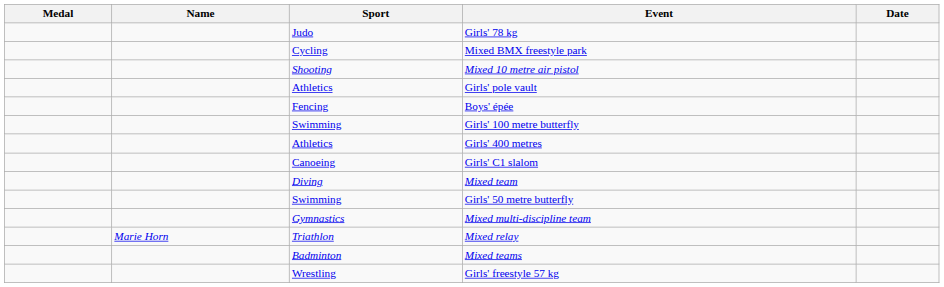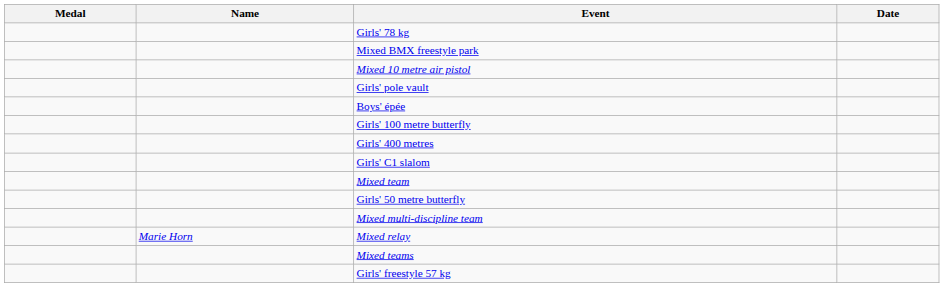- column: (376, 13)
